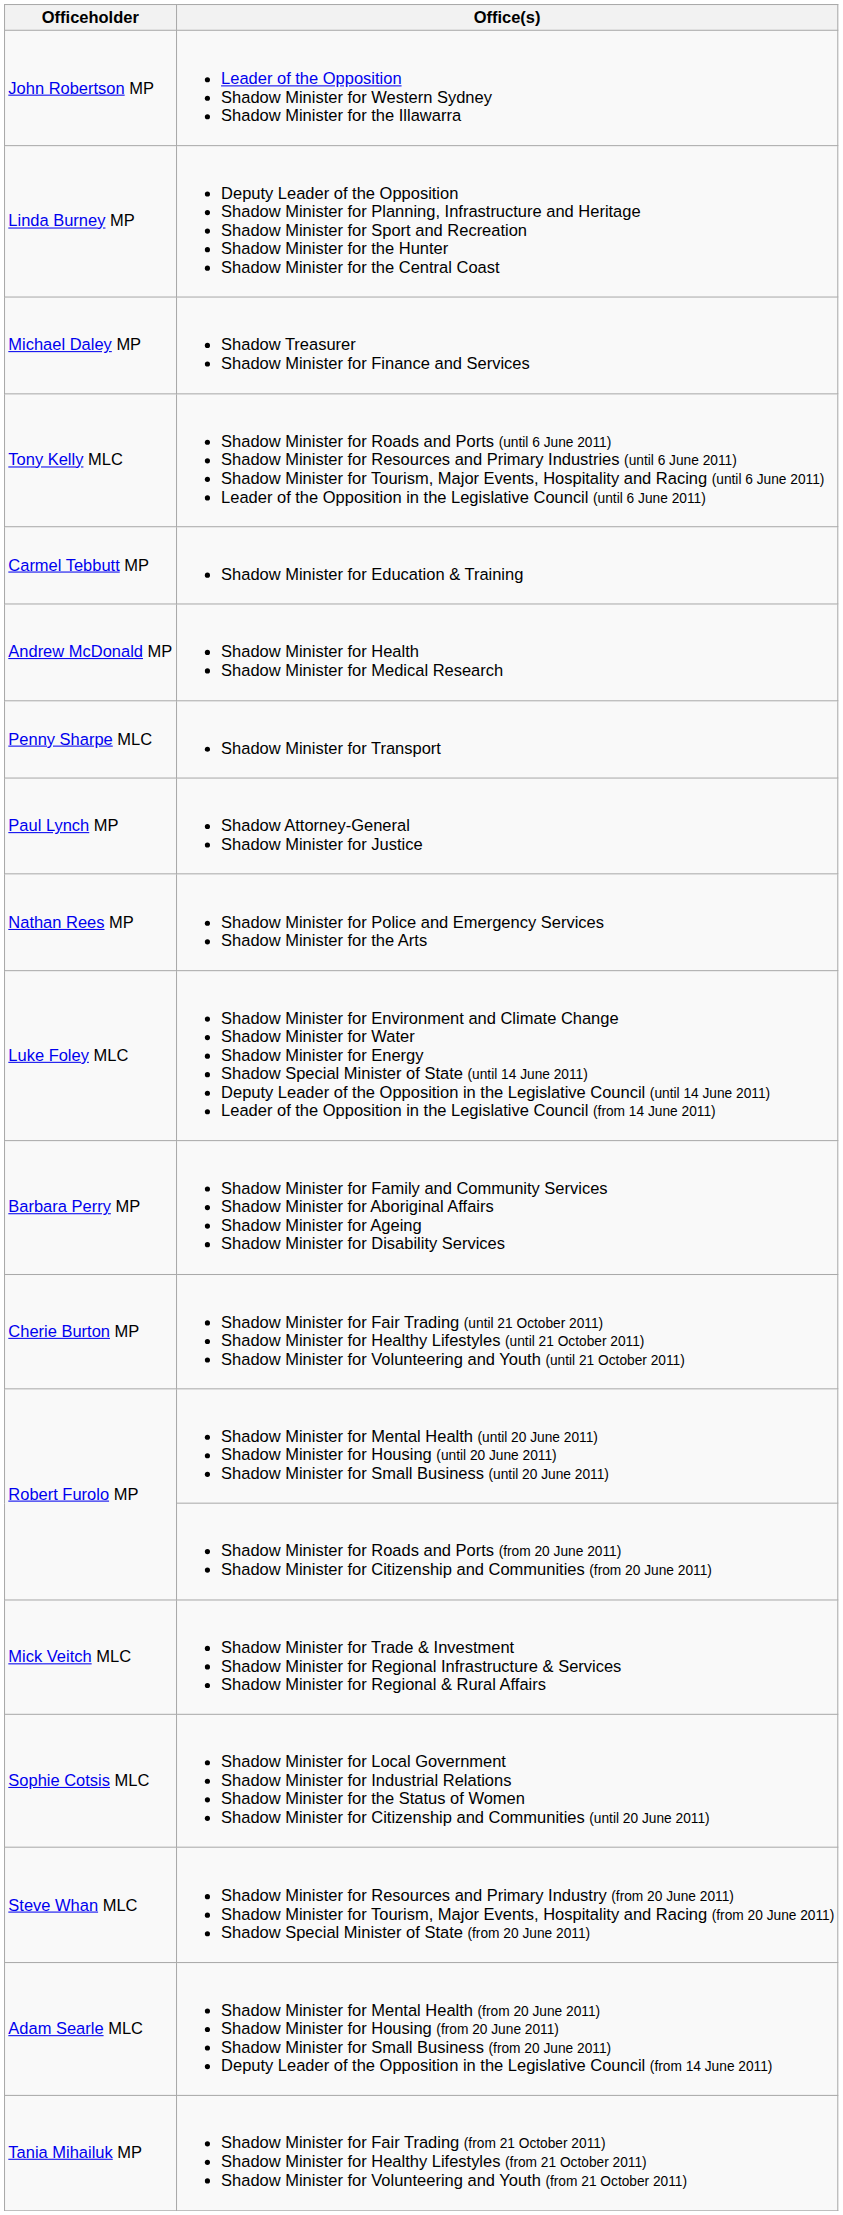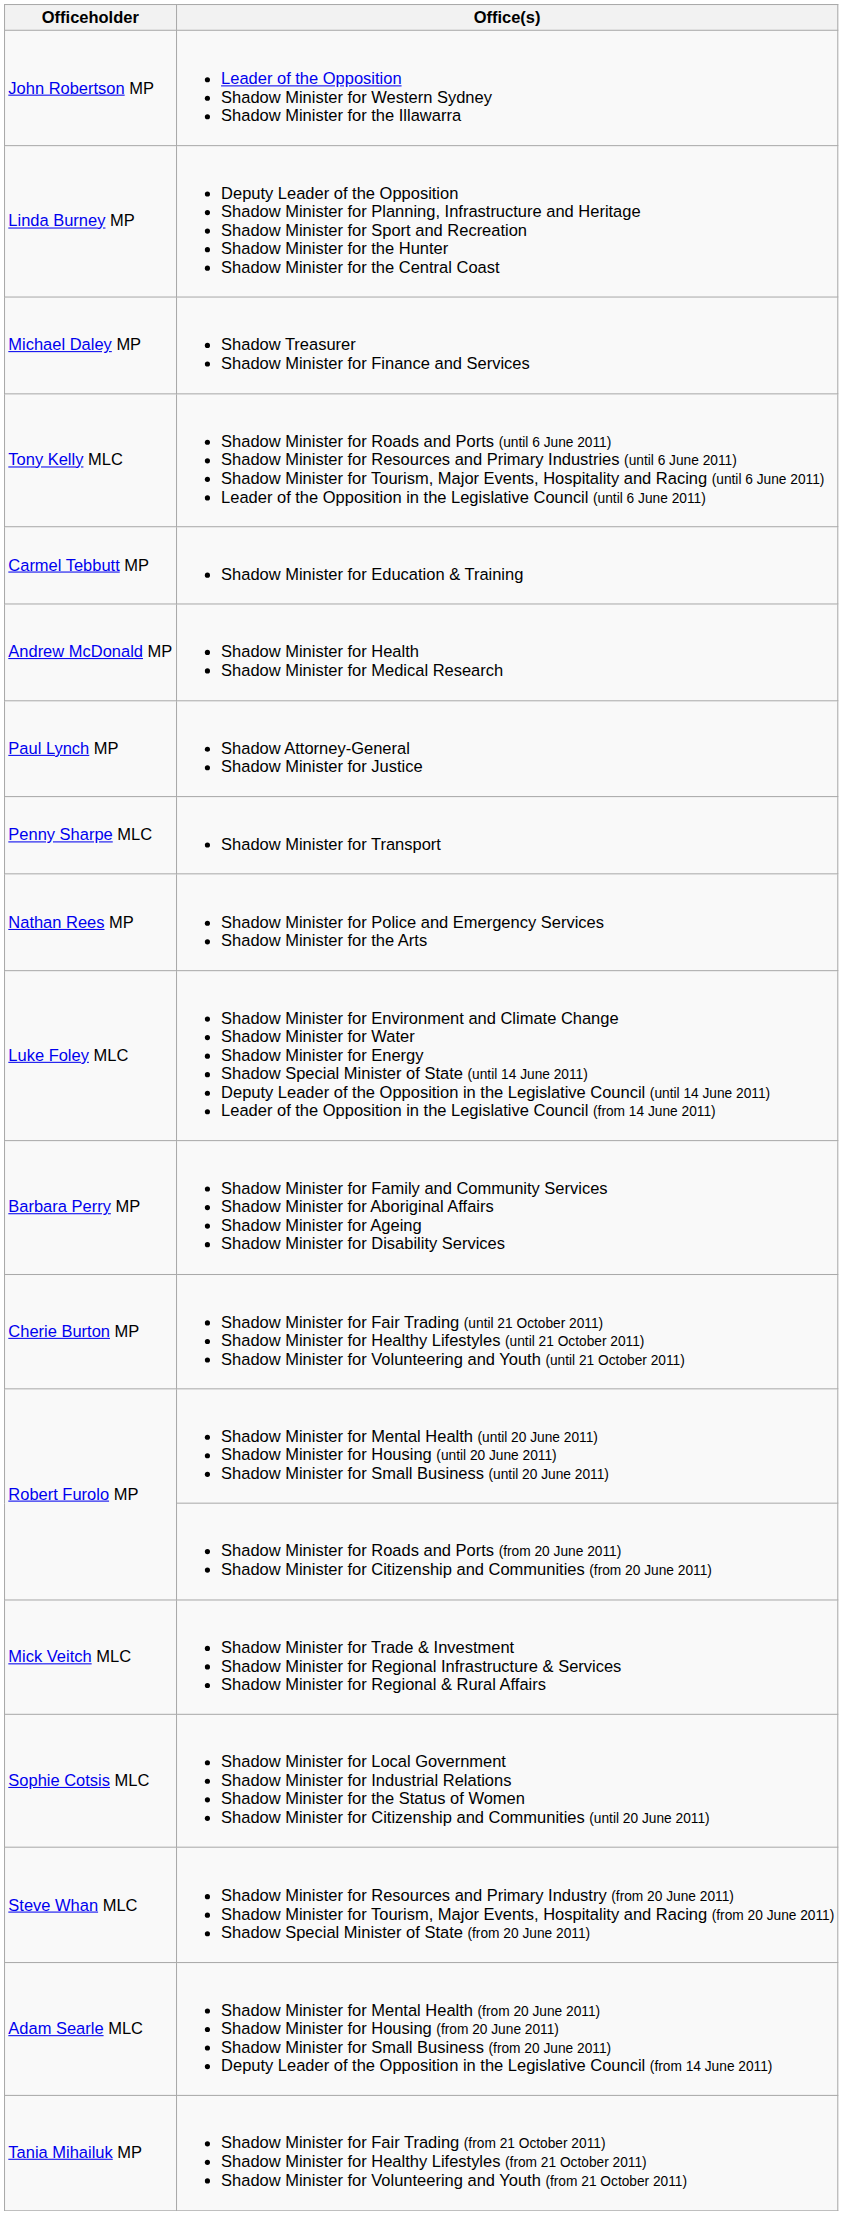rows swapped: (507, 748) <-> (507, 835)
